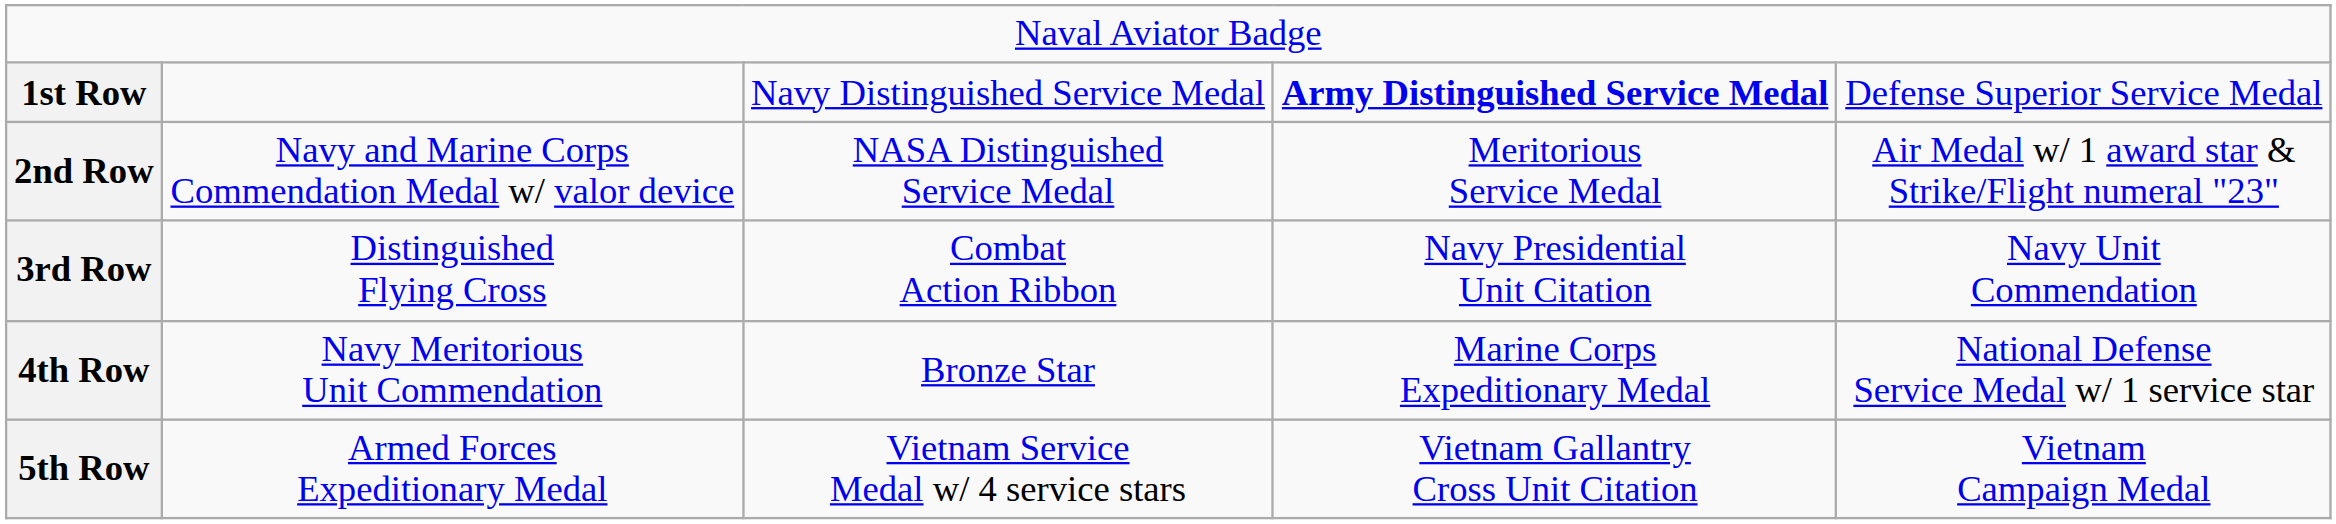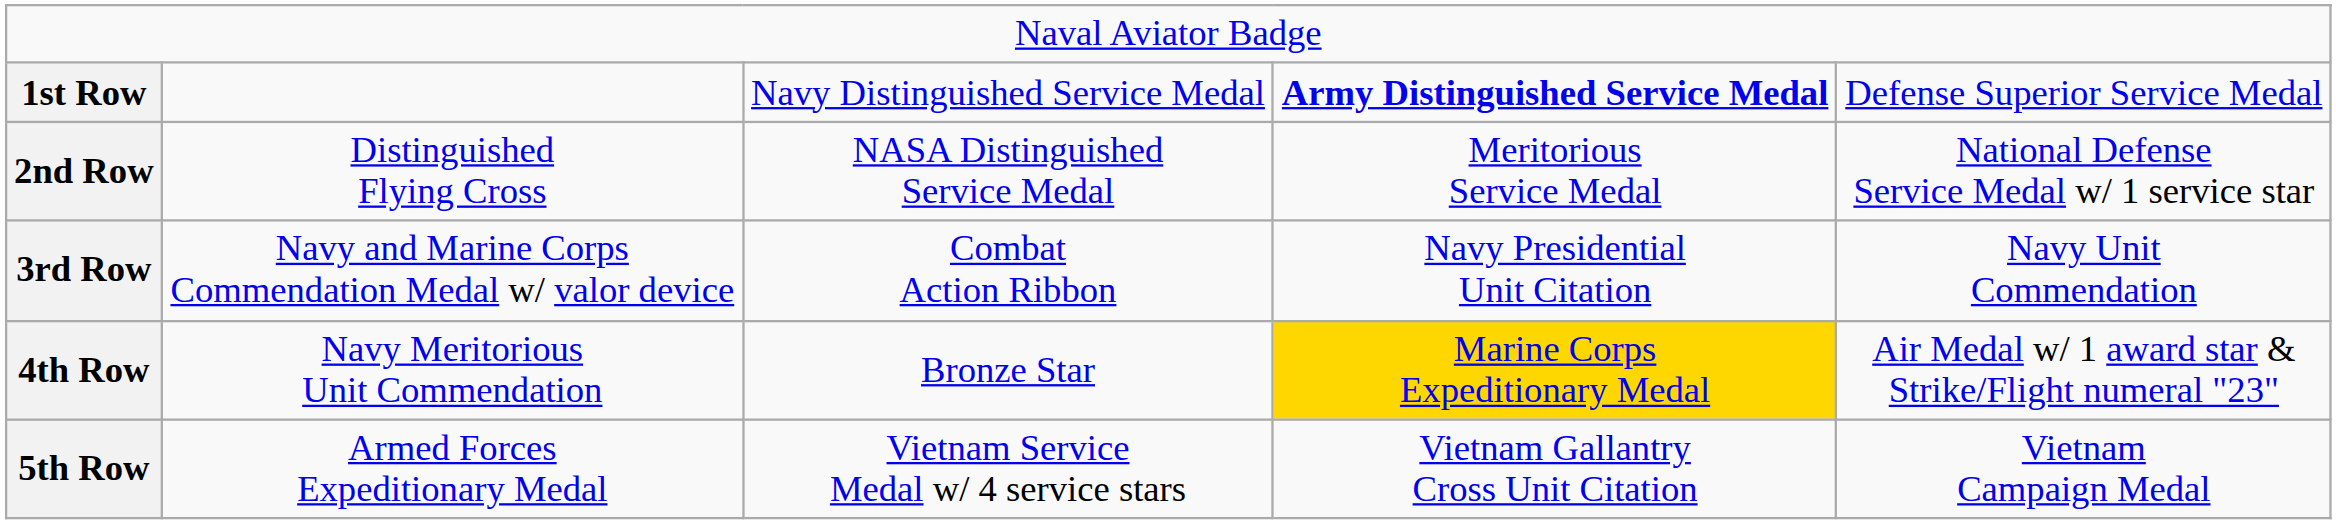(452, 170) Navy and Marine Corps Commendation Medal w/ valor device -> (452, 170) Distinguished Flying Cross
(2084, 170) Air Medal w/ 1 award star & Strike/Flight numeral "23" -> (2084, 170) National Defense Service Medal w/ 1 service star
(452, 269) Distinguished Flying Cross -> (452, 269) Navy and Marine Corps Commendation Medal w/ valor device
(1555, 369) no background -> (1555, 369) gold background
(2084, 369) National Defense Service Medal w/ 1 service star -> (2084, 369) Air Medal w/ 1 award star & Strike/Flight numeral "23"
